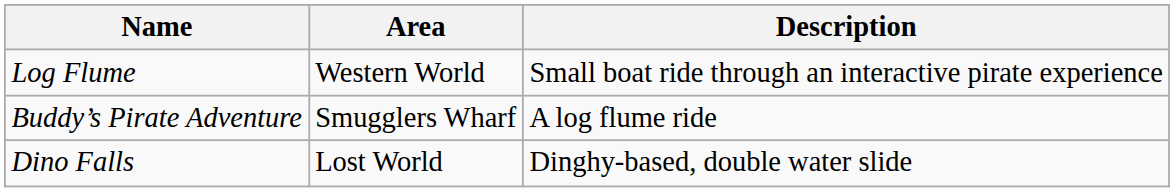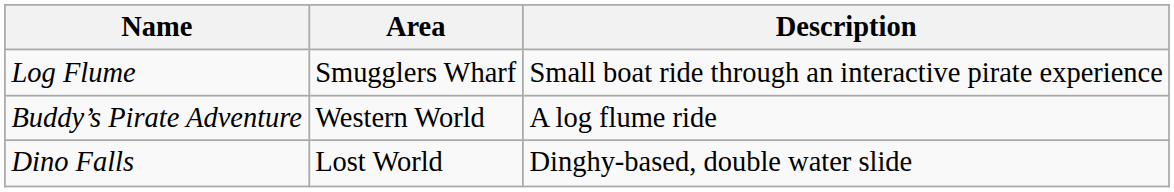(400, 72) Western World -> (416, 72) Smugglers Wharf
(416, 117) Smugglers Wharf -> (400, 117) Western World
